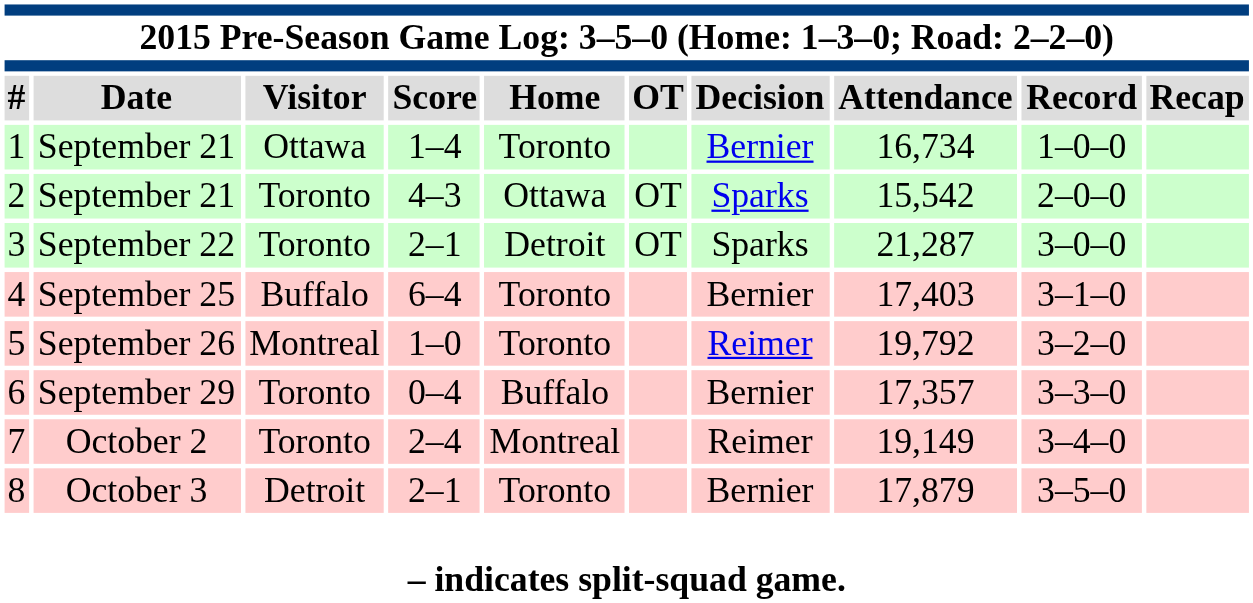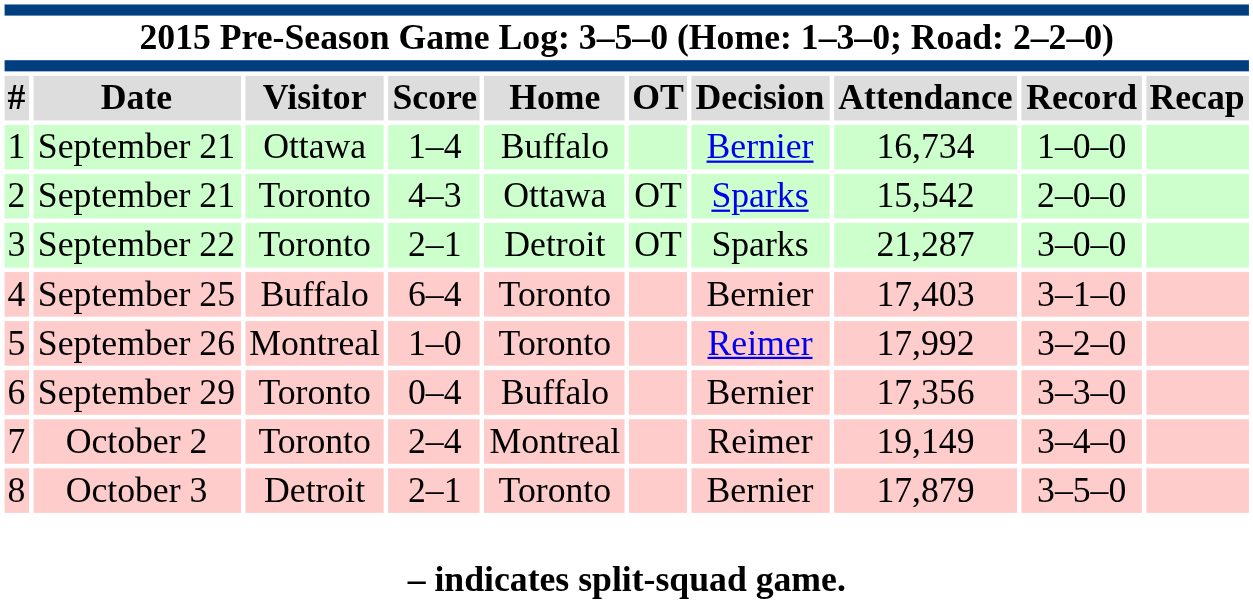(555, 146) Toronto -> (555, 146) Buffalo
(925, 342) 19,792 -> (925, 342) 17,992
(925, 391) 17,357 -> (925, 391) 17,356
